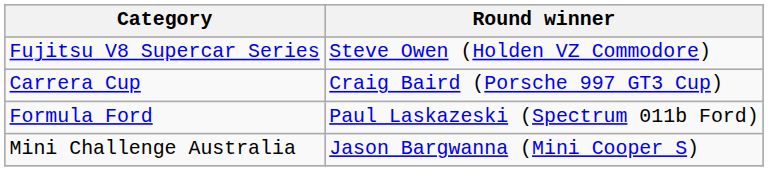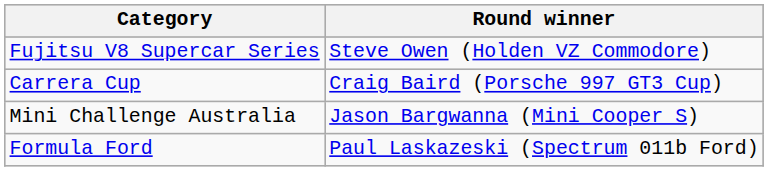rows swapped: (81, 117) <-> (153, 150)
